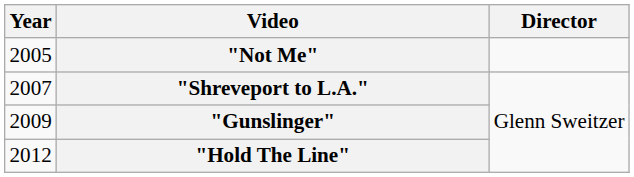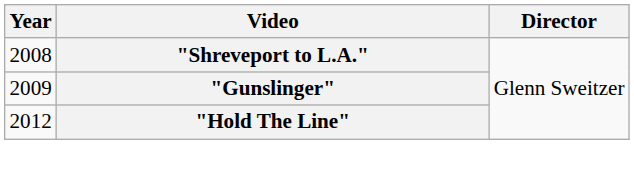- row: (273, 54)
(31, 88) 2007 -> (31, 54) 2008
